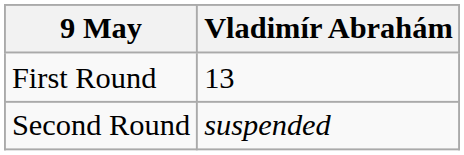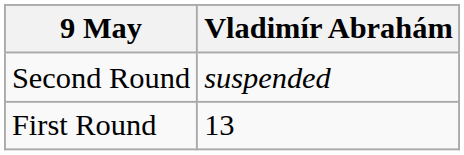rows swapped: (84, 76) <-> (101, 125)
